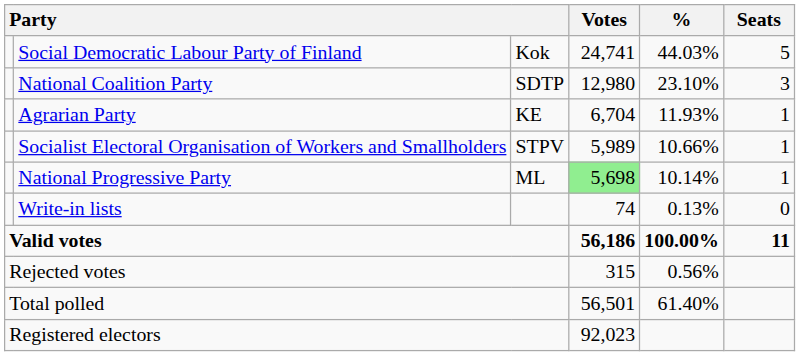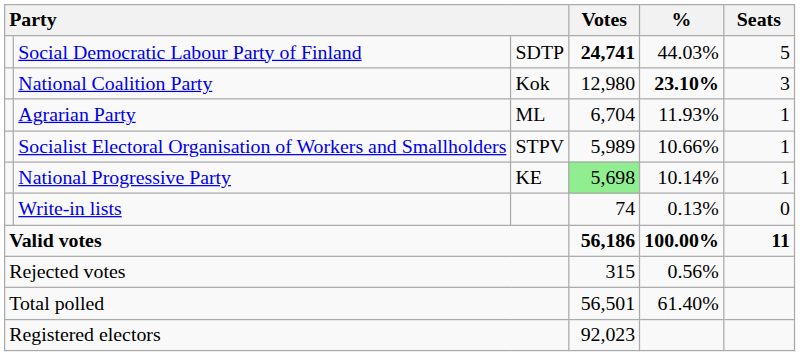(533, 51) Kok -> (540, 51) SDTP
(608, 51) normal -> (608, 51) bold
(540, 83) SDTP -> (533, 83) Kok
(688, 83) normal -> (687, 83) bold
(529, 114) KE -> (530, 114) ML
(530, 177) ML -> (529, 177) KE
